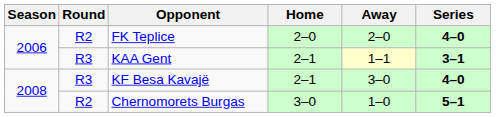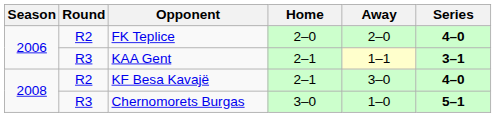(84, 79) R3 -> (84, 79) R2
(84, 101) R2 -> (84, 101) R3
